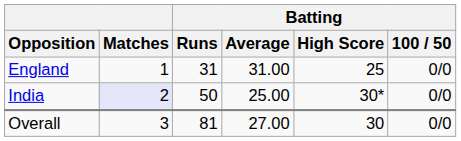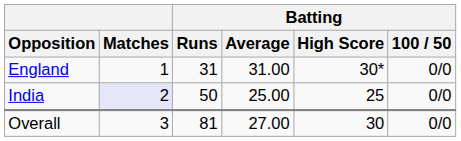(375, 69) 25 -> (372, 69) 30*
(372, 95) 30* -> (375, 95) 25
